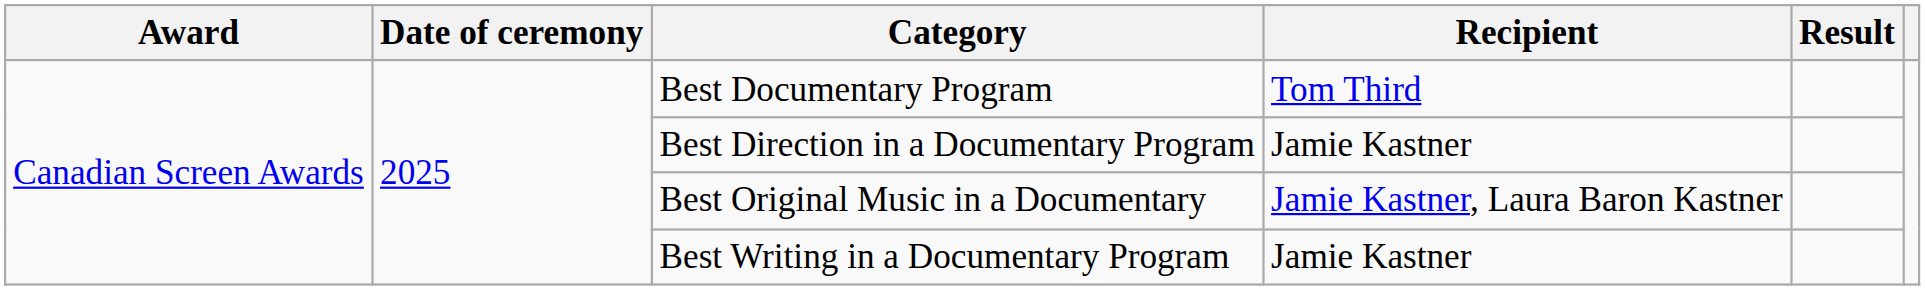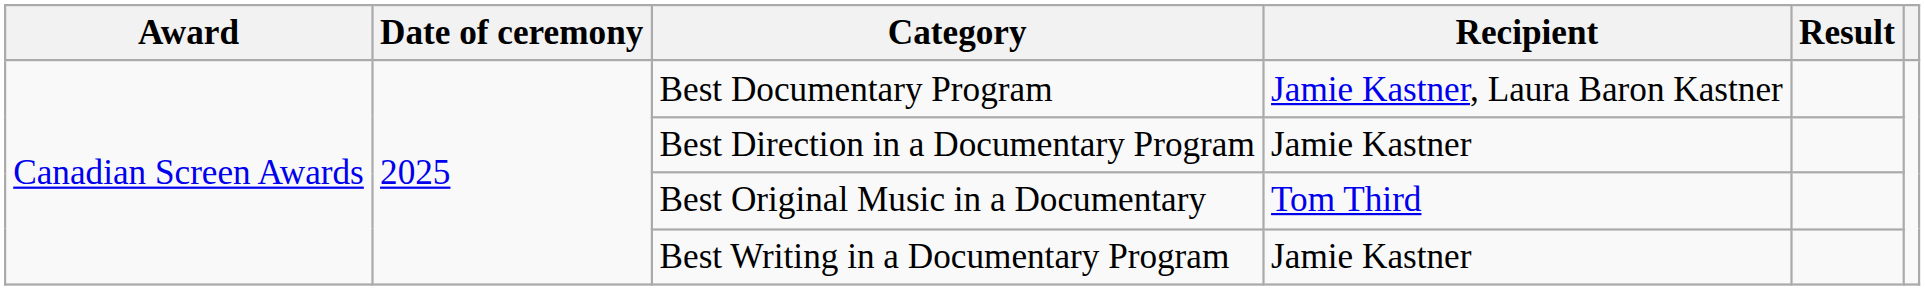(1346, 88) Tom Third -> (1527, 88) Jamie Kastner, Laura Baron Kastner
(1527, 199) Jamie Kastner, Laura Baron Kastner -> (1346, 199) Tom Third
